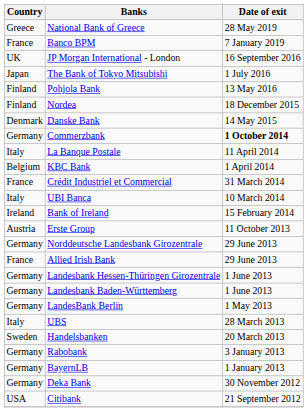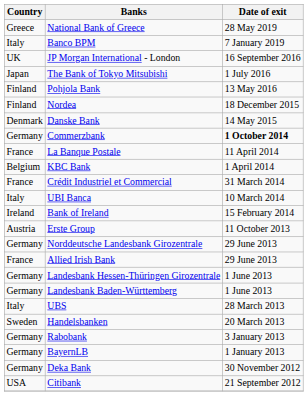(20, 43) France -> (15, 43) Italy
(15, 151) Italy -> (20, 151) France
- row: (85, 306)
